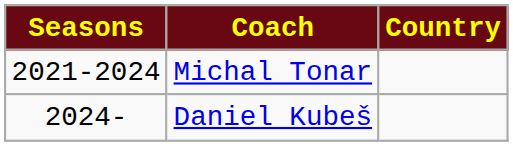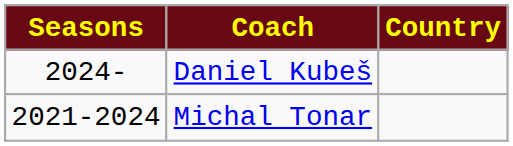rows swapped: (273, 72) <-> (273, 117)
